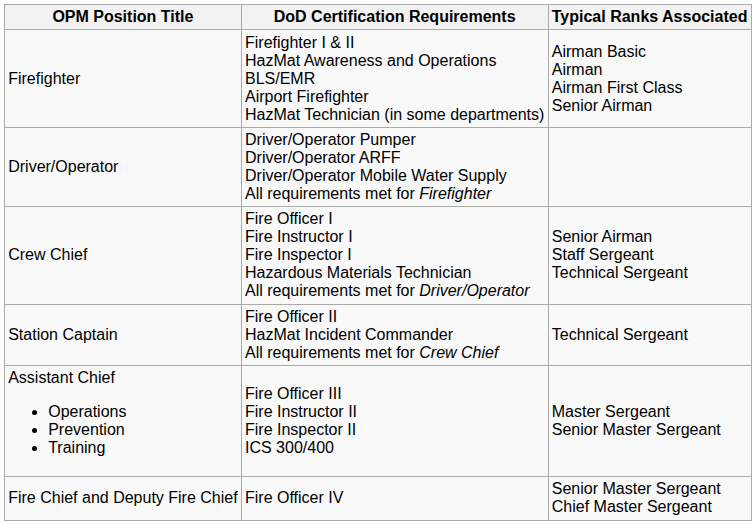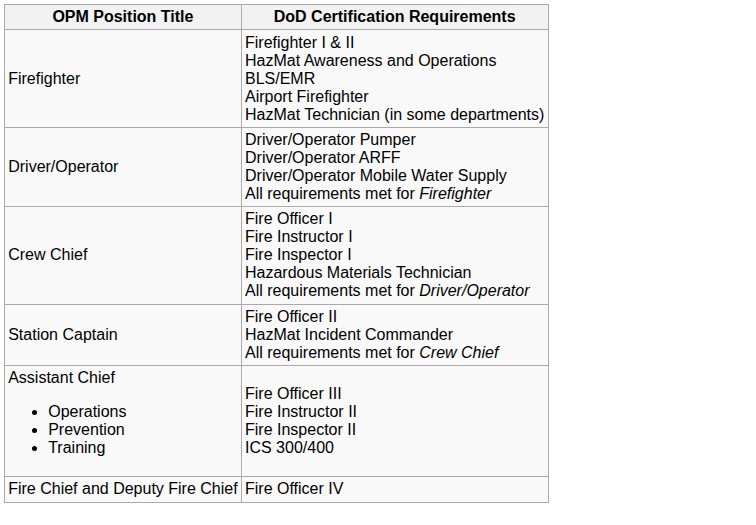- column: (650, 17)
